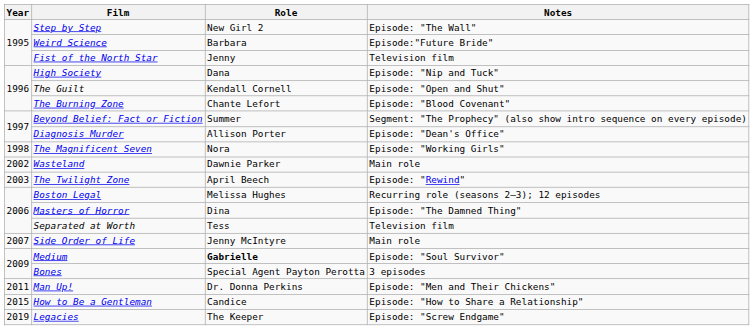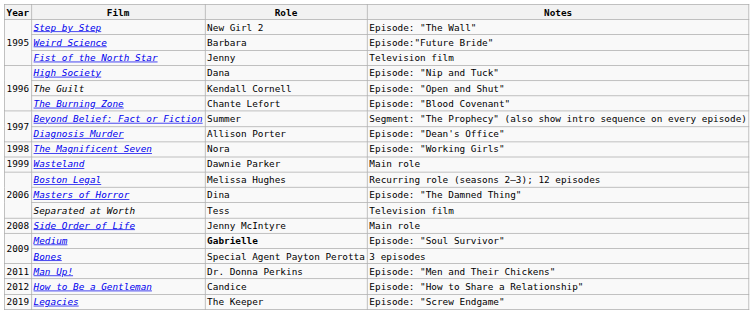(18, 165) 2002 -> (18, 165) 1999
- row: (81, 180)
(18, 241) 2007 -> (18, 226) 2008
(18, 302) 2015 -> (18, 287) 2012
